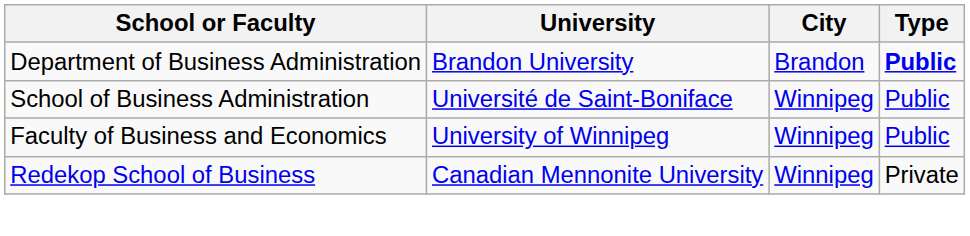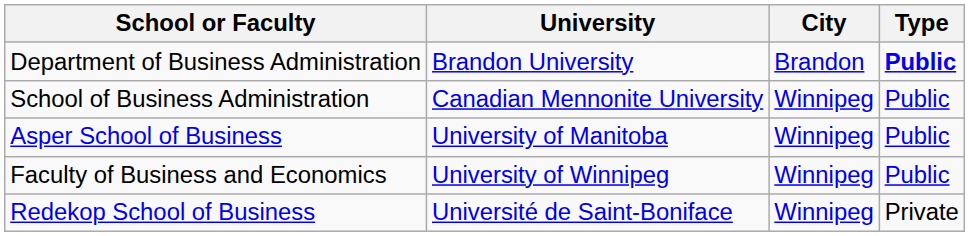(582, 99) Université de Saint-Boniface -> (598, 99) Canadian Mennonite University
+ row: (146, 136)
(598, 174) Canadian Mennonite University -> (582, 212) Université de Saint-Boniface
